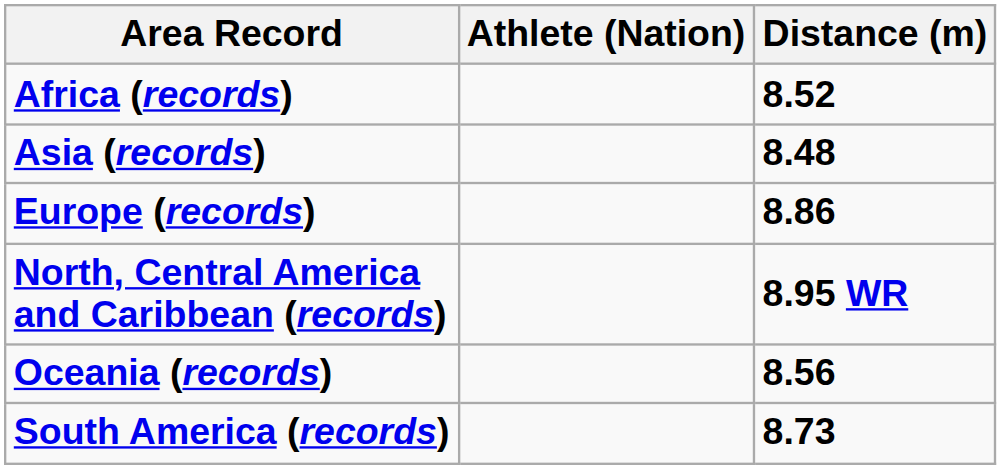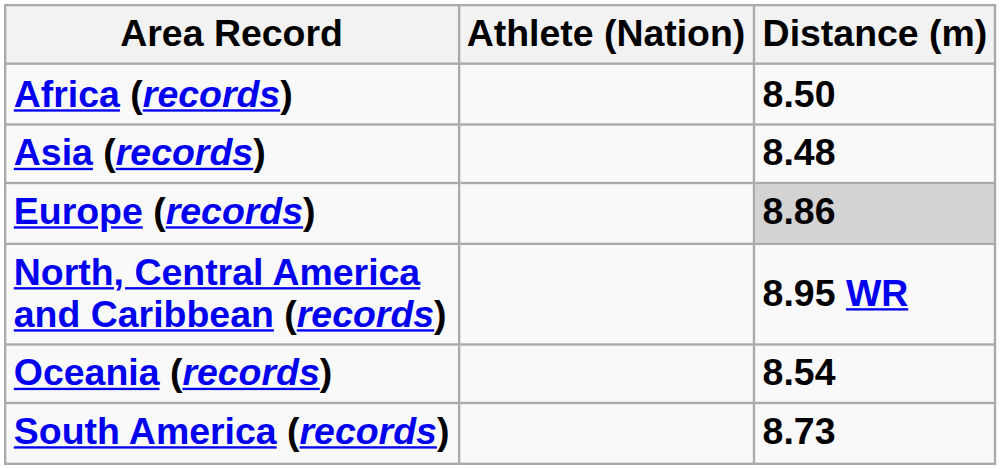(799, 93) 8.52 -> (799, 93) 8.50
(799, 212) no background -> (799, 212) lightgrey background
(799, 373) 8.56 -> (799, 373) 8.54
